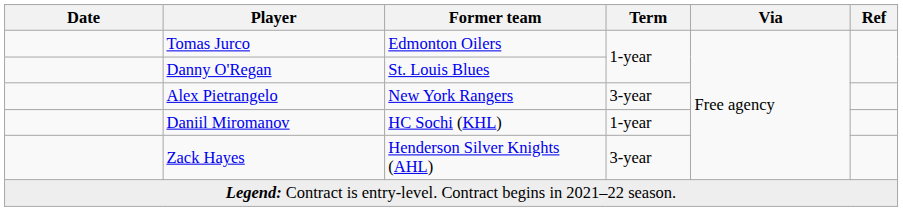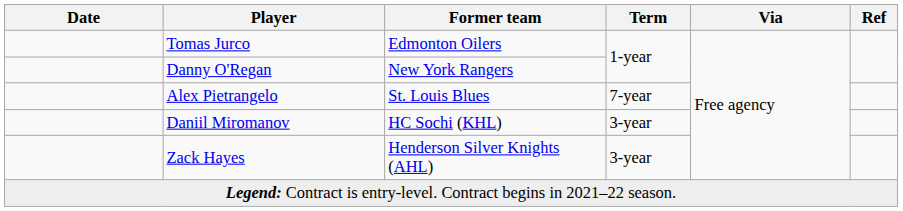(439, 69) St. Louis Blues -> (451, 69) New York Rangers
(451, 95) New York Rangers -> (439, 95) St. Louis Blues
(630, 95) 3-year -> (630, 95) 7-year
(630, 122) 1-year -> (630, 122) 3-year
